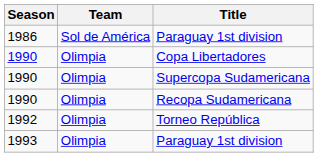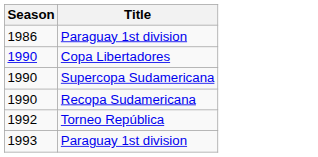- column: (105, 15)
